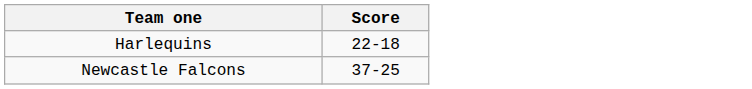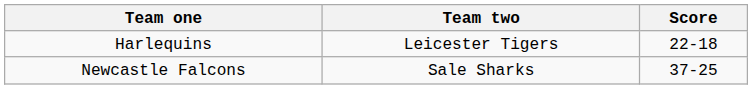+ column: (481, 18)
